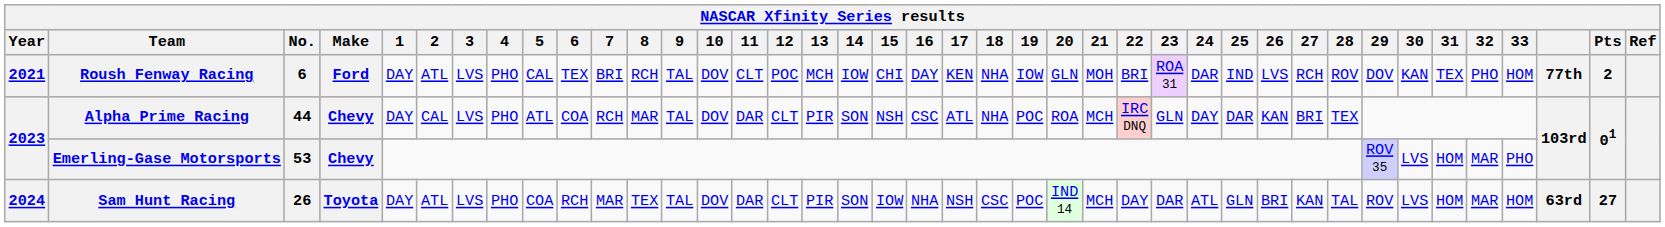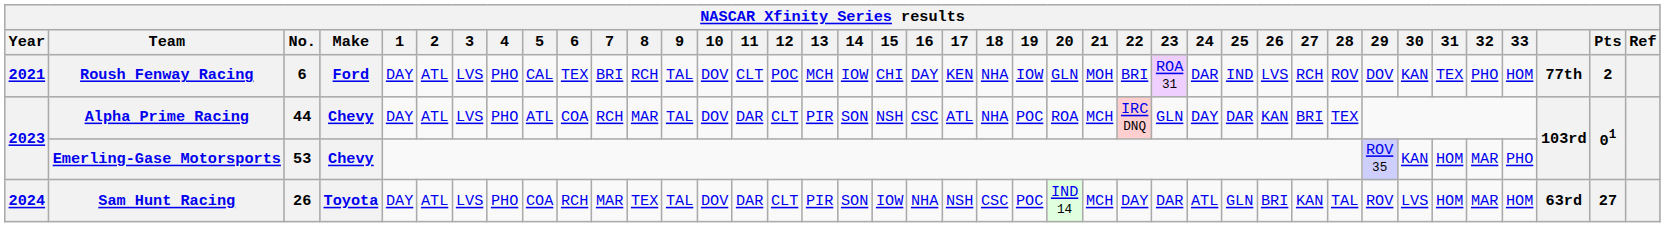(435, 117) CAL -> (435, 117) ATL
(1415, 159) LVS -> (1415, 159) KAN
